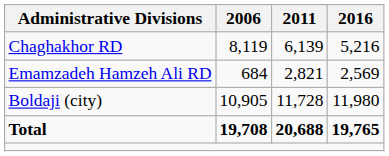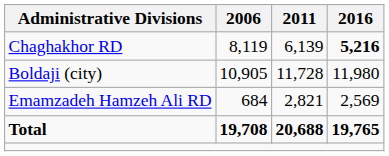(360, 45) normal -> (360, 45) bold
rows swapped: (110, 73) <-> (55, 101)
